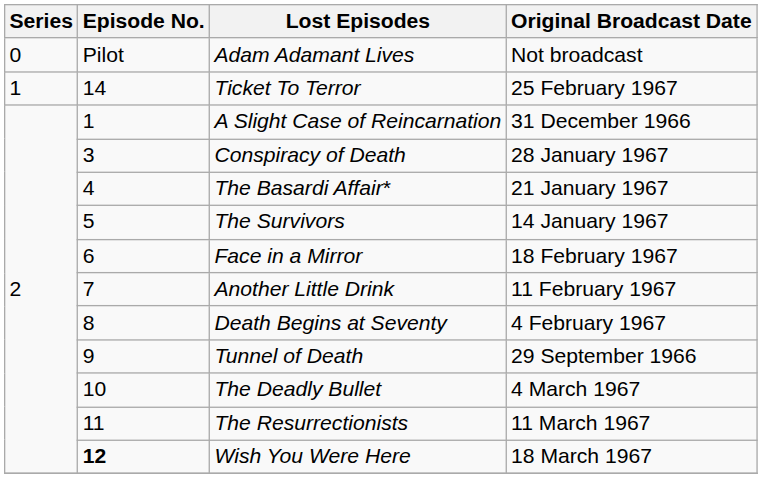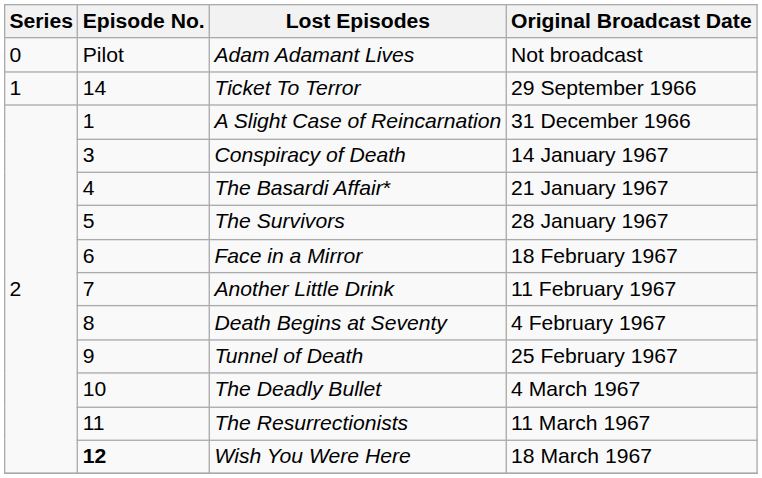(594, 88) 25 February 1967 -> (604, 88) 29 September 1966
(590, 155) 28 January 1967 -> (590, 155) 14 January 1967
(590, 222) 14 January 1967 -> (590, 222) 28 January 1967
(604, 356) 29 September 1966 -> (594, 356) 25 February 1967
